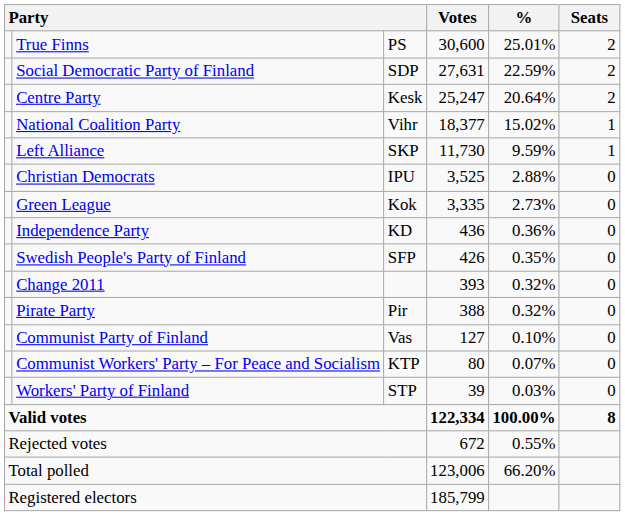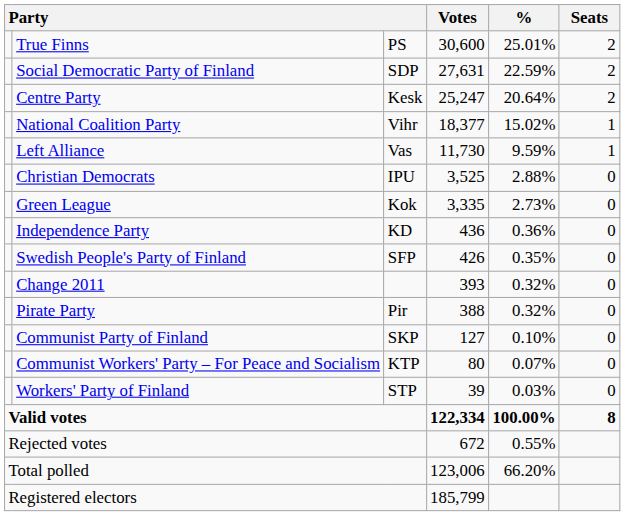(403, 151) SKP -> (400, 151) Vas
(400, 337) Vas -> (403, 337) SKP
